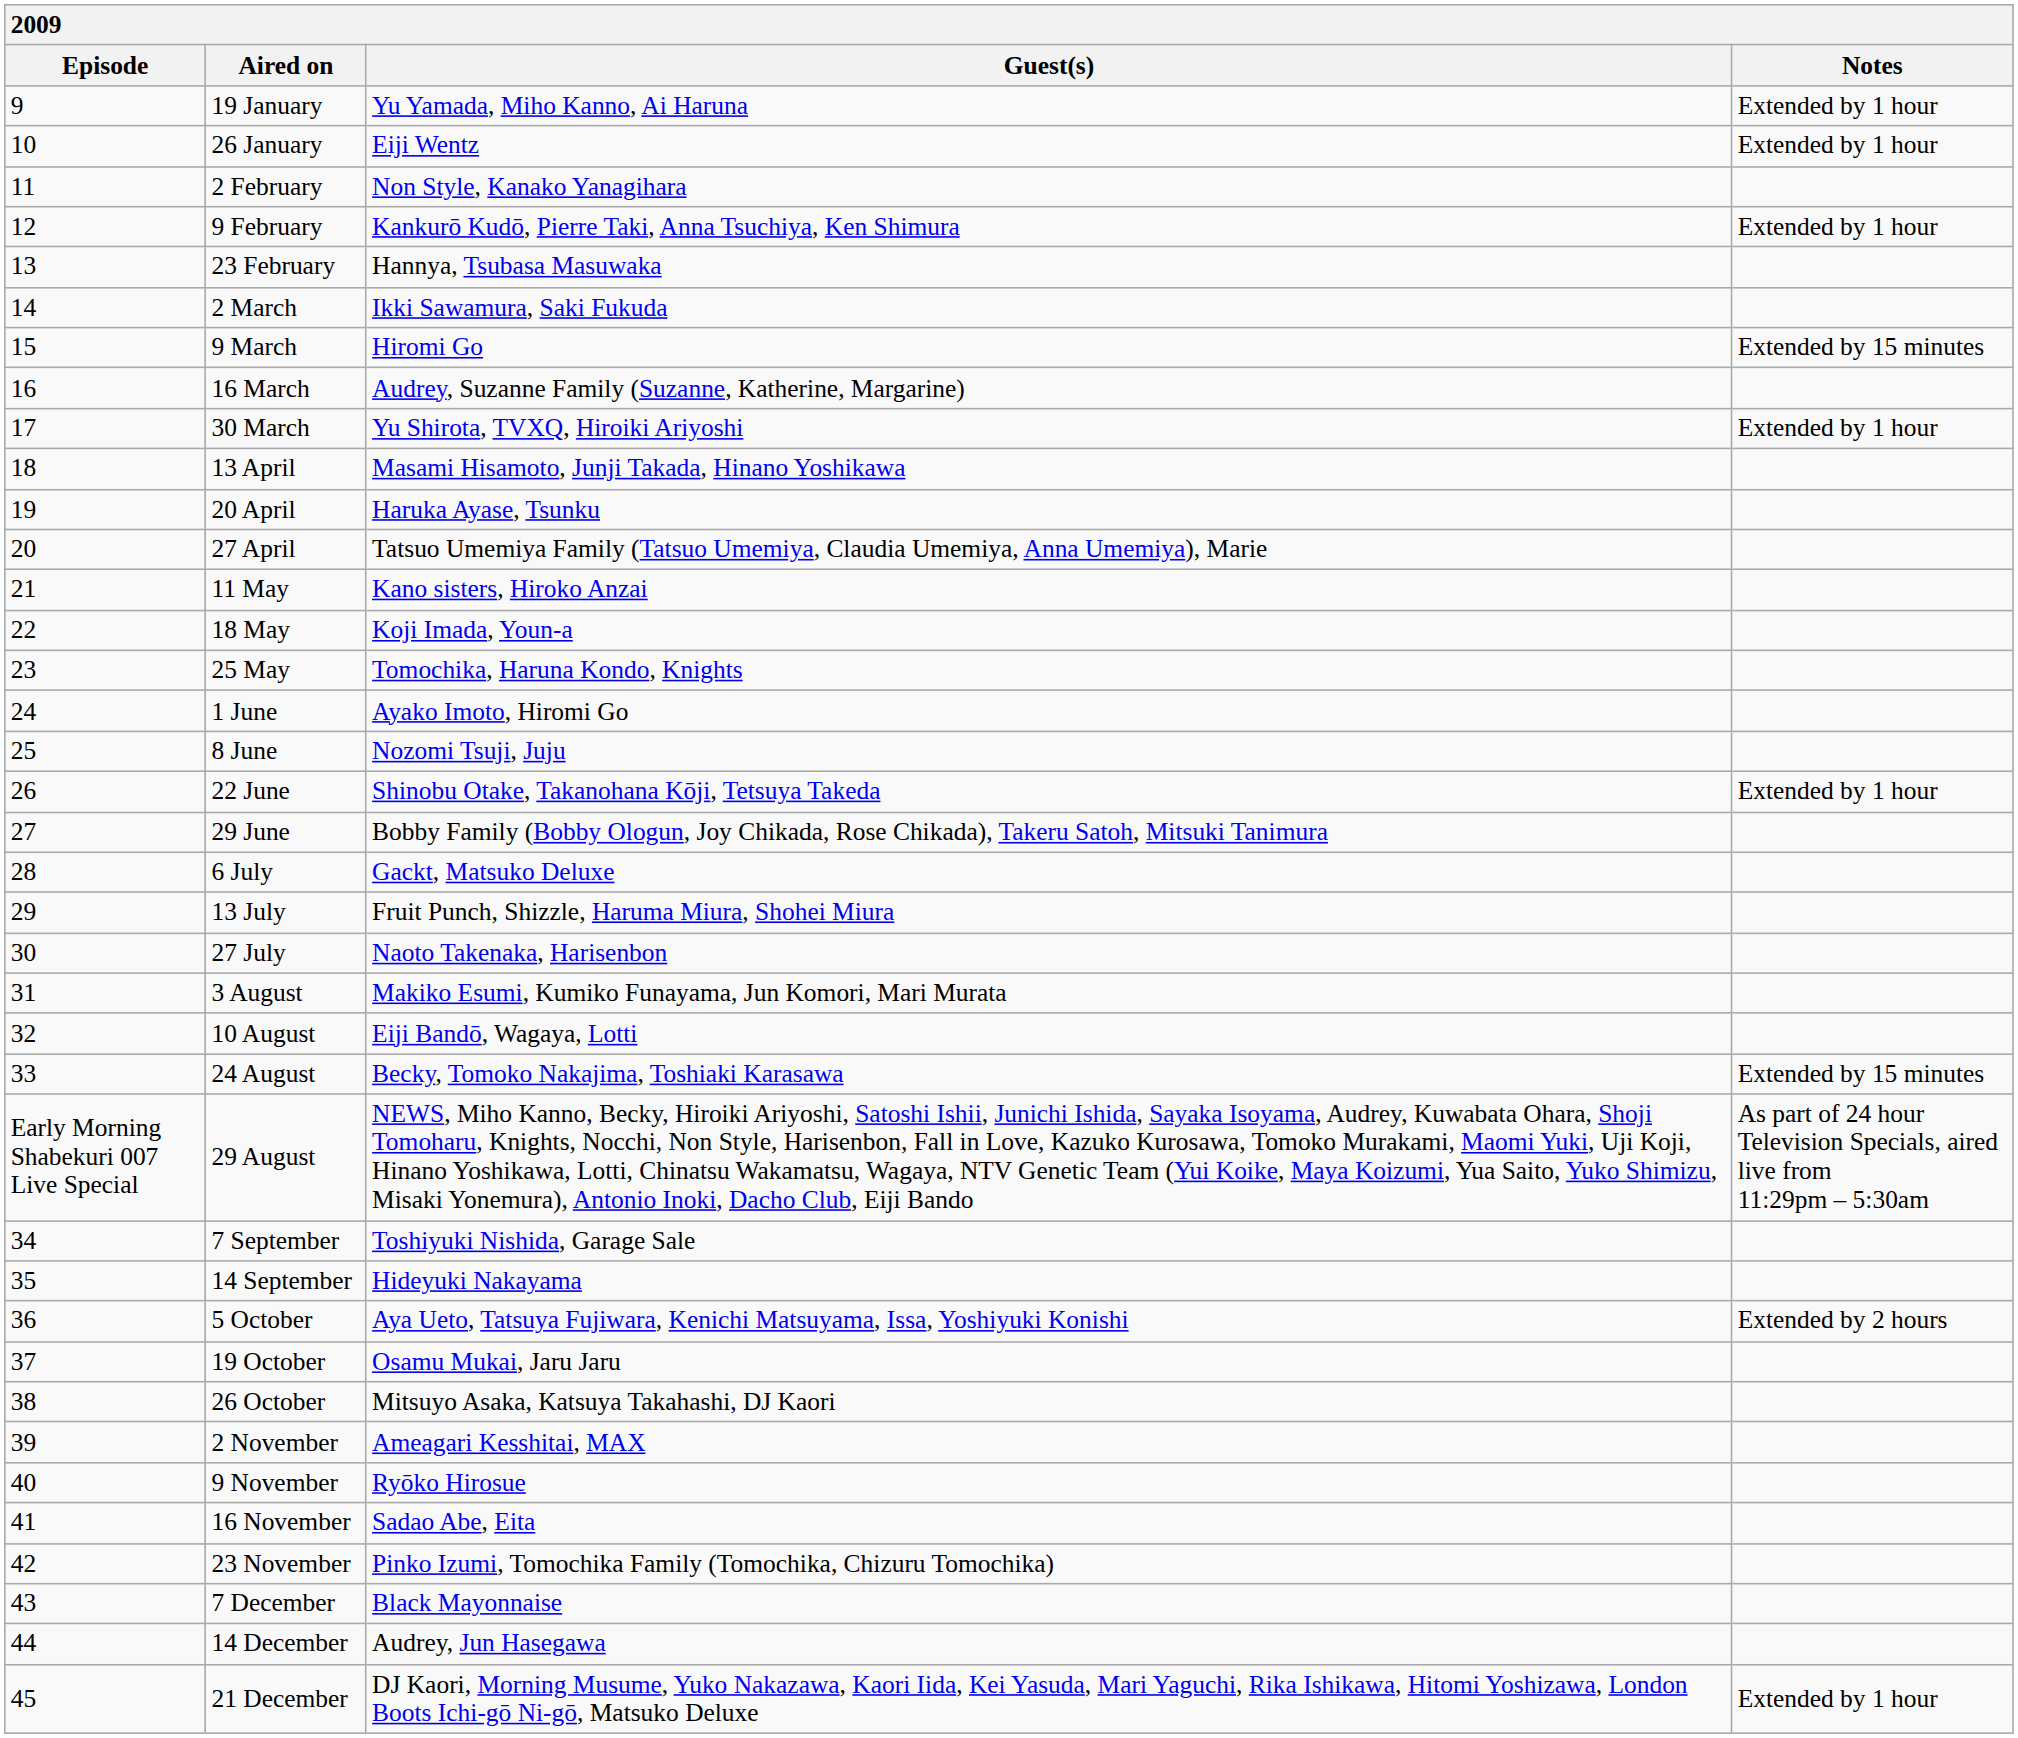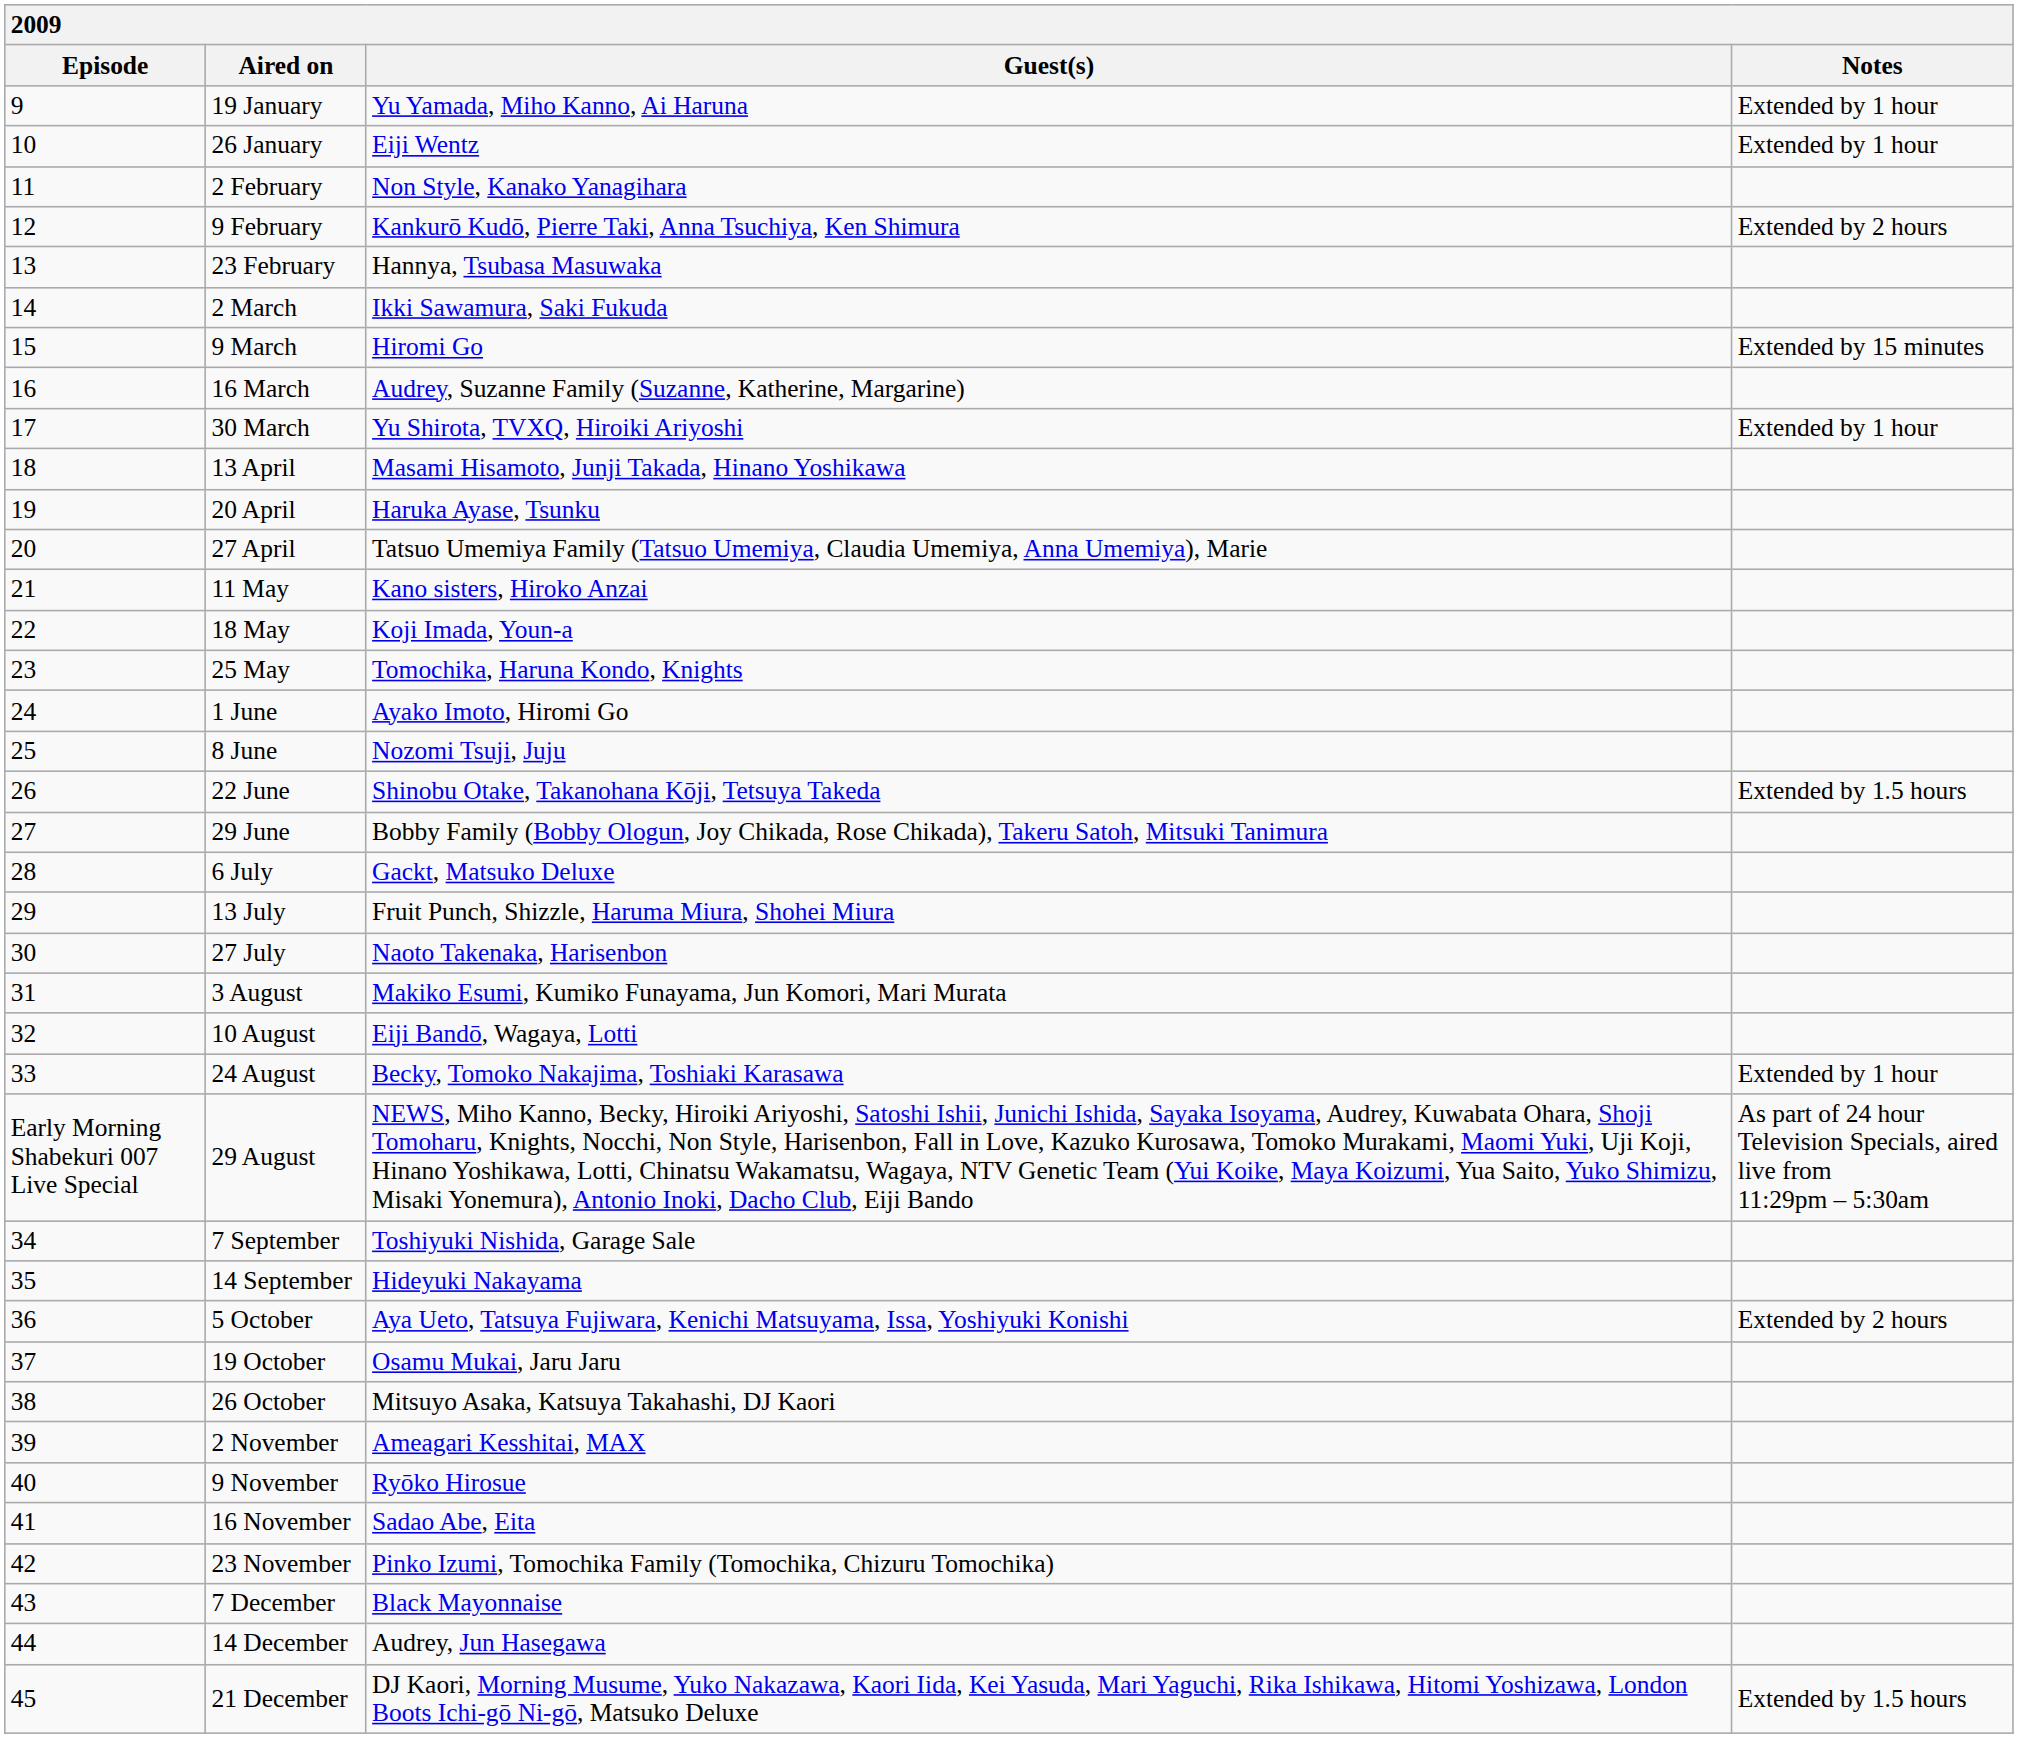(1838, 226) Extended by 1 hour -> (1843, 226) Extended by 2 hours
(1838, 791) Extended by 1 hour -> (1852, 791) Extended by 1.5 hours
(1861, 1073) Extended by 15 minutes -> (1838, 1073) Extended by 1 hour
(1838, 1698) Extended by 1 hour -> (1852, 1698) Extended by 1.5 hours
